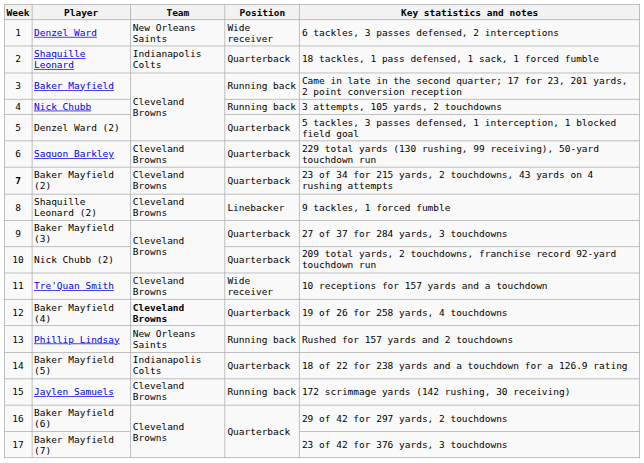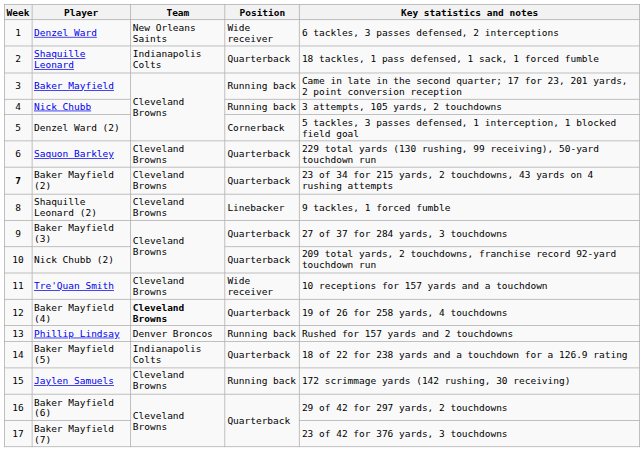(259, 128) Quarterback -> (256, 128) Cornerback
(164, 339) New Orleans Saints -> (173, 334) Denver Broncos
